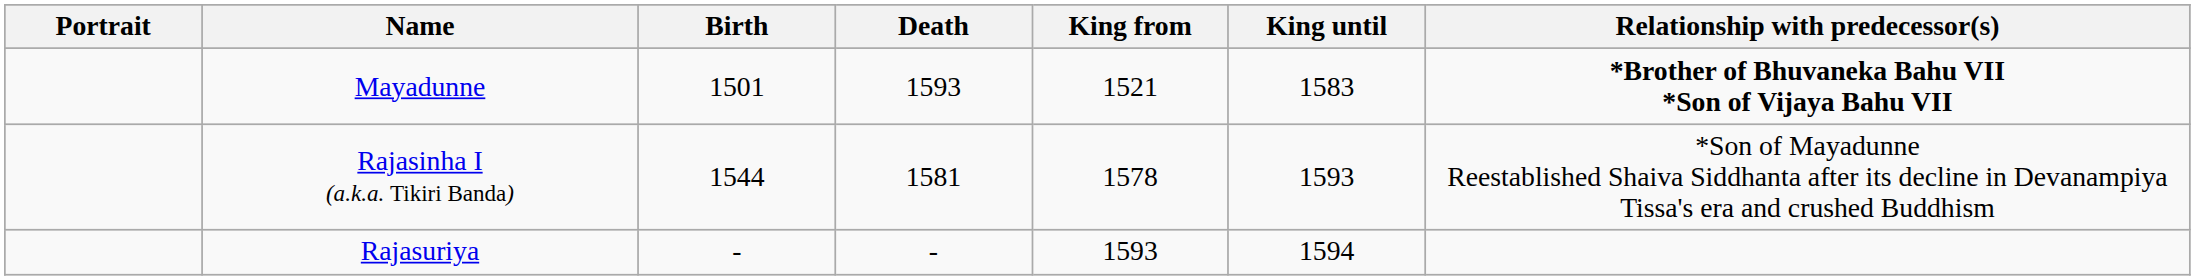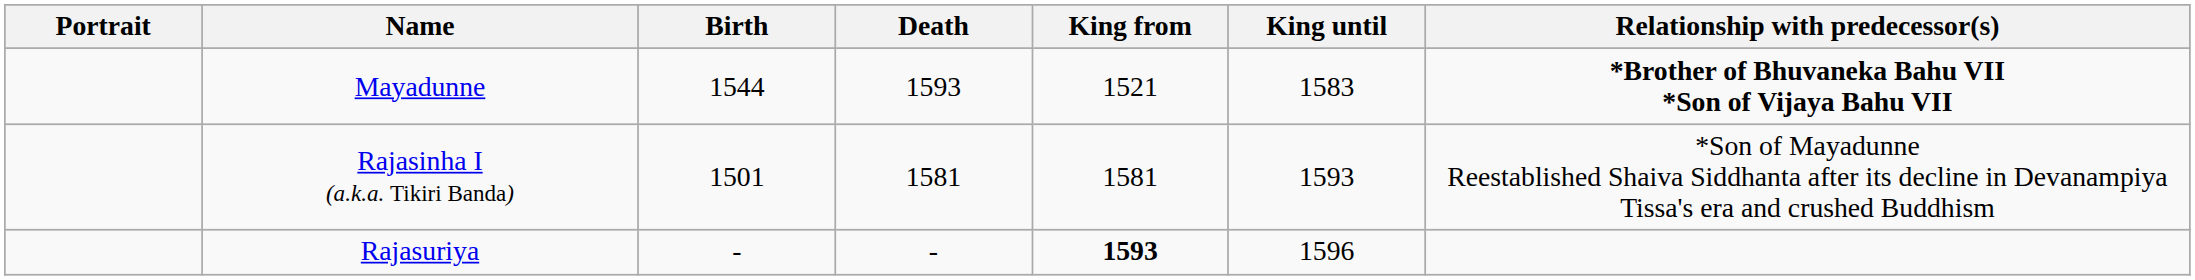(737, 85) 1501 -> (737, 85) 1544
(737, 176) 1544 -> (737, 176) 1501
(1130, 176) 1578 -> (1130, 176) 1581
(1130, 251) normal -> (1130, 251) bold
(1327, 251) 1594 -> (1327, 251) 1596
